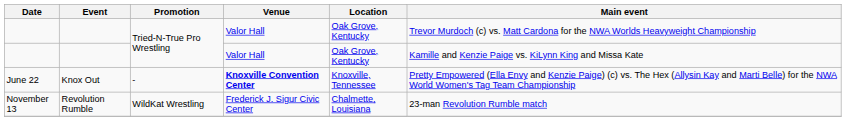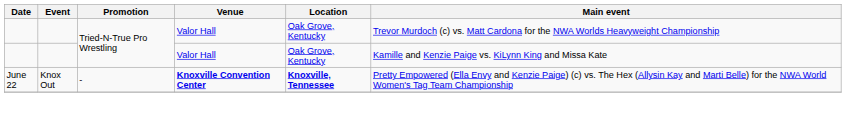(354, 79) normal -> (311, 79) bold
- row: (28, 104)
